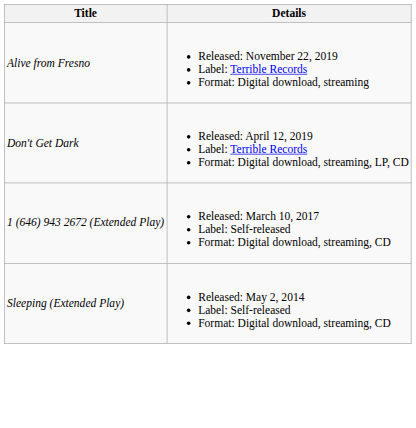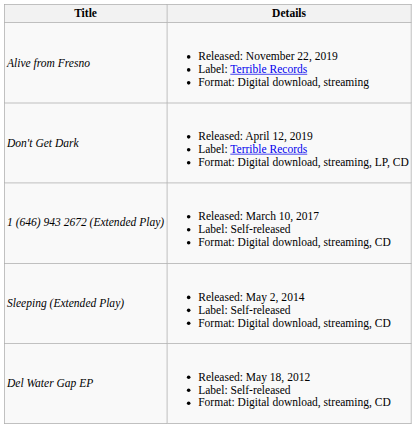+ row: (50, 383)
